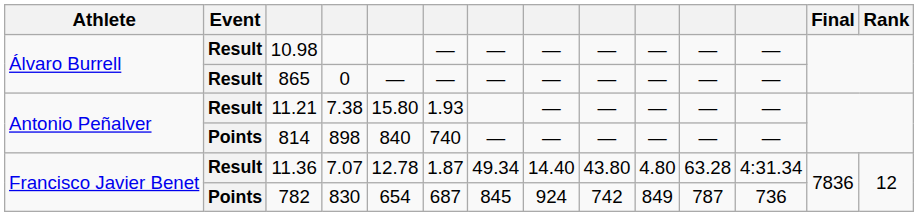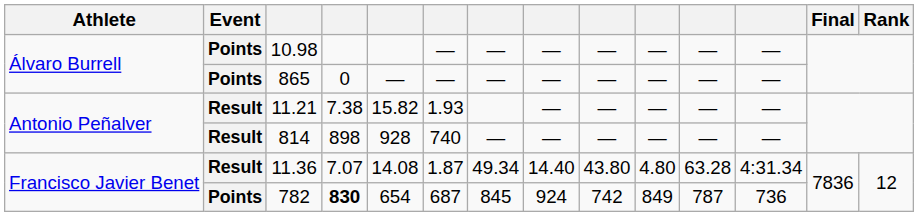(235, 49) Result -> (235, 49) Points
(235, 79) Result -> (235, 79) Points
(395, 109) 15.80 -> (395, 109) 15.82
(235, 138) Points -> (235, 138) Result
(395, 138) 840 -> (395, 138) 928
(395, 168) 12.78 -> (395, 168) 14.08
(345, 197) normal -> (345, 197) bold
